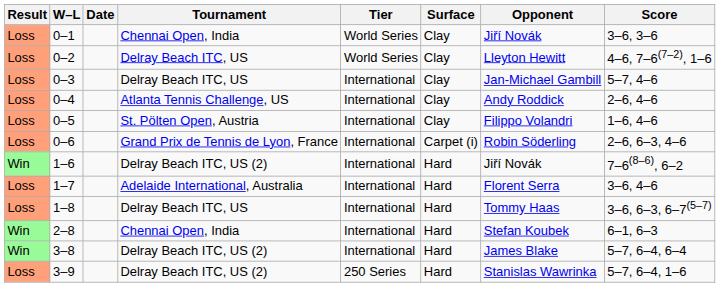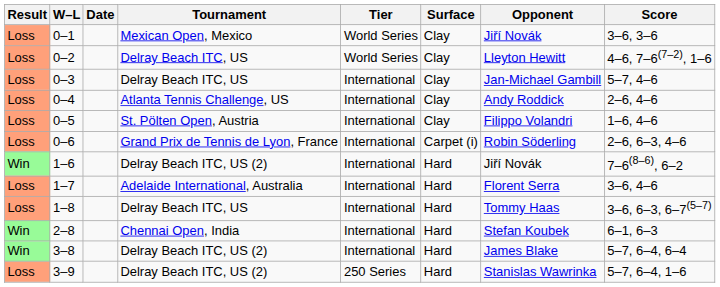(180, 35) Chennai Open, India -> (186, 35) Mexican Open, Mexico
